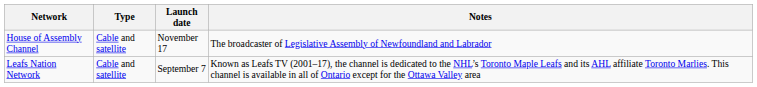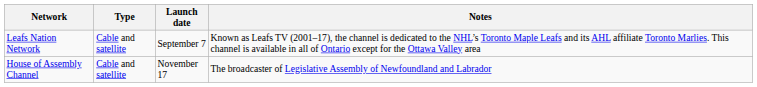rows swapped: (31, 69) <-> (44, 43)
